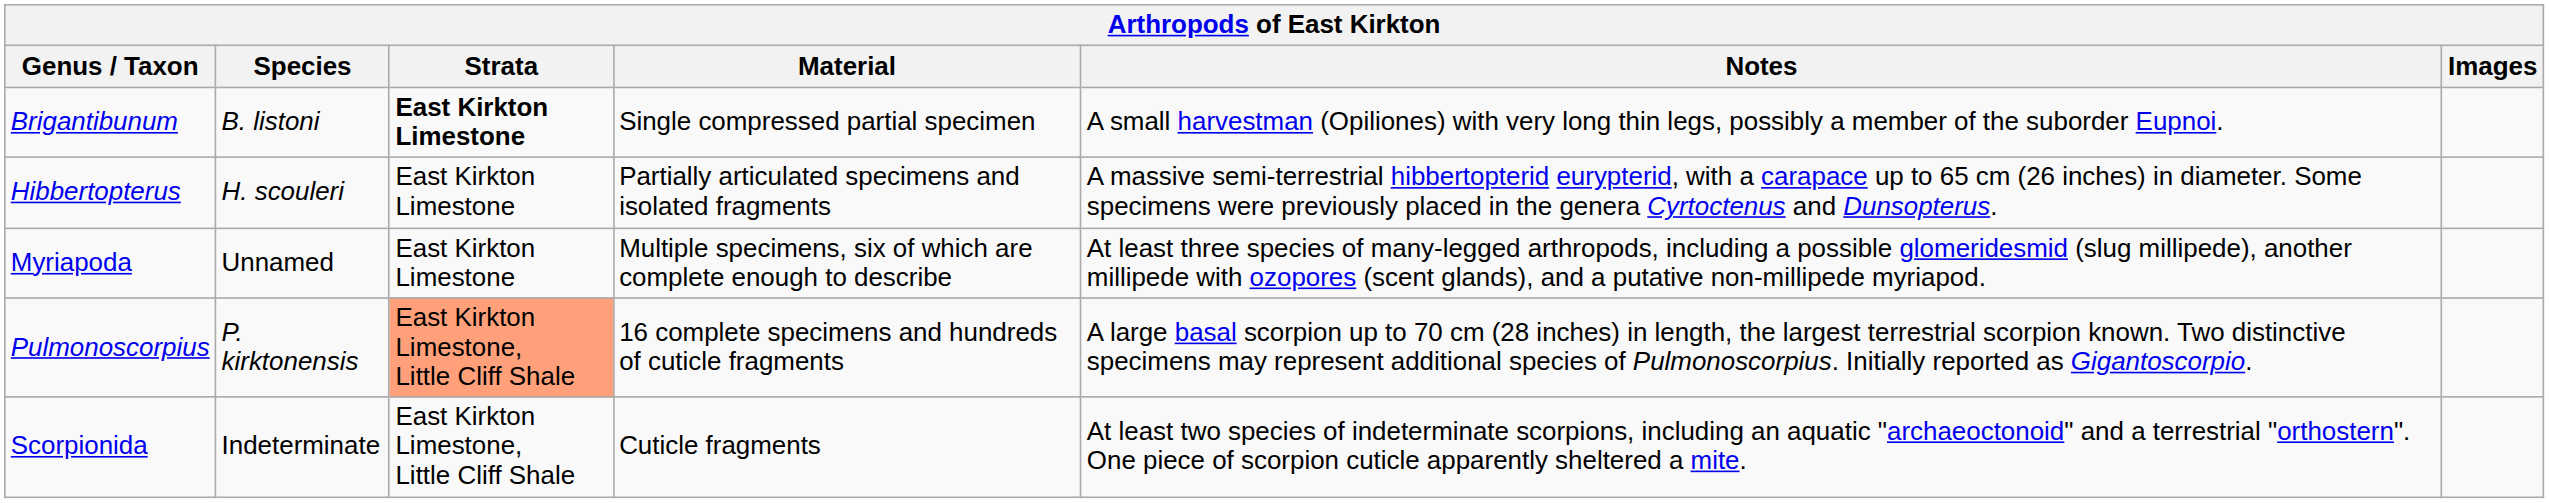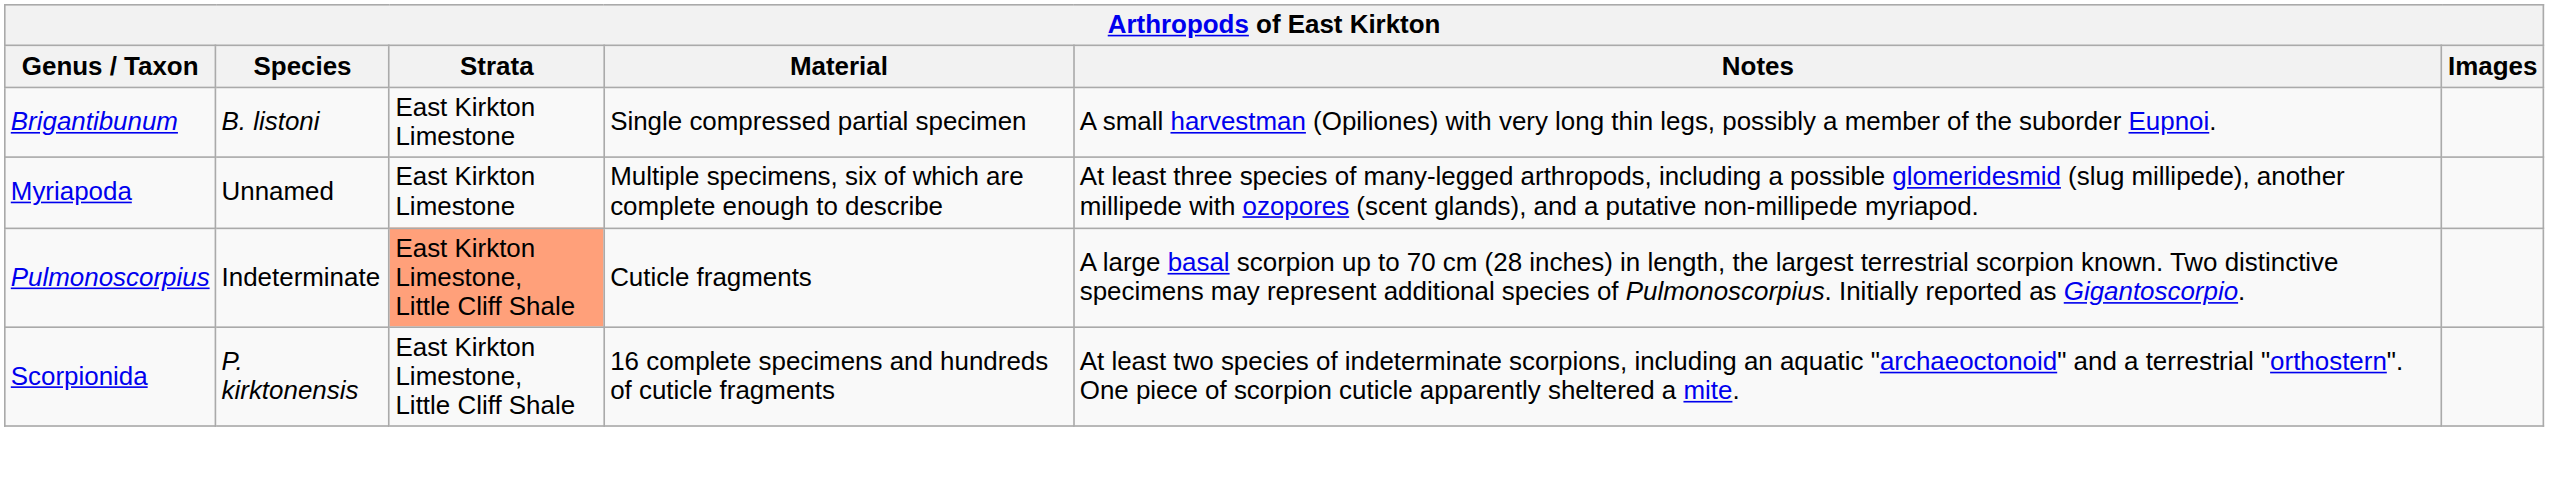(472, 121) bold -> (465, 121) normal
- row: (96, 192)
(290, 347) P. kirktonensis -> (301, 276) Indeterminate
(838, 347) 16 complete specimens and hundreds of cuticle fragments -> (711, 276) Cuticle fragments
(301, 446) Indeterminate -> (290, 376) P. kirktonensis
(720, 446) Cuticle fragments -> (829, 376) 16 complete specimens and hundreds of cuticle fragments
